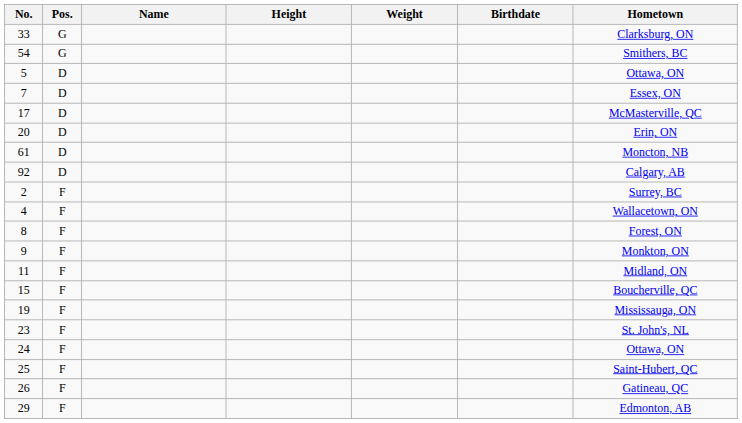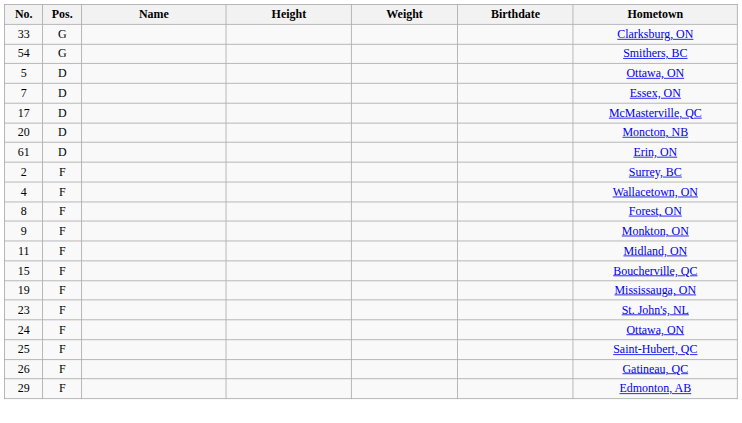(655, 133) Erin, ON -> (655, 133) Moncton, NB
(655, 152) Moncton, NB -> (655, 152) Erin, ON
- row: (24, 172)
